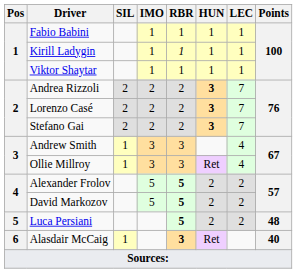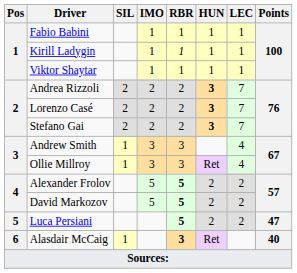(274, 220) 48 -> (274, 220) 47
